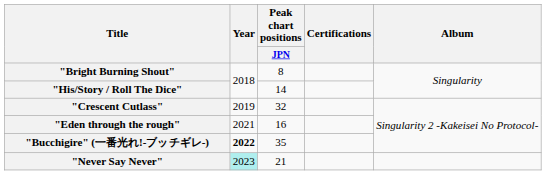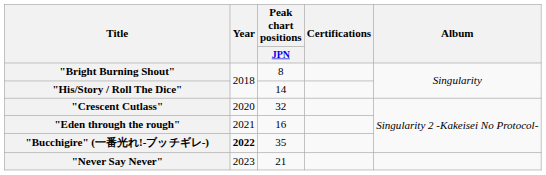(244, 107) 2019 -> (244, 107) 2020
(244, 161) paleturquoise background -> (244, 161) no background
